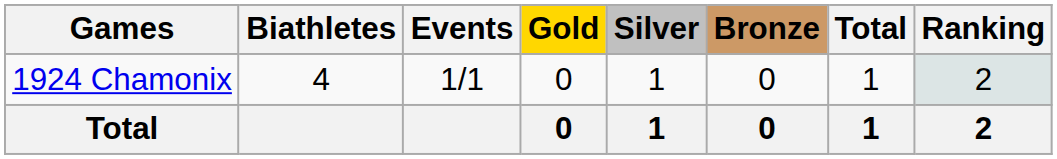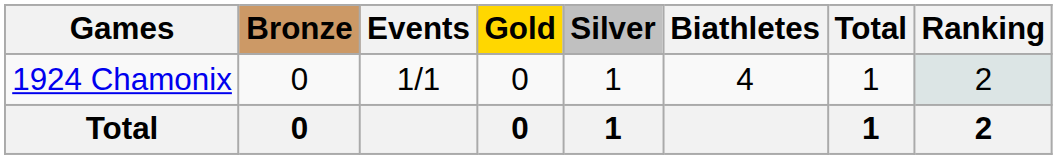columns swapped: (321, 29) <-> (767, 29)
